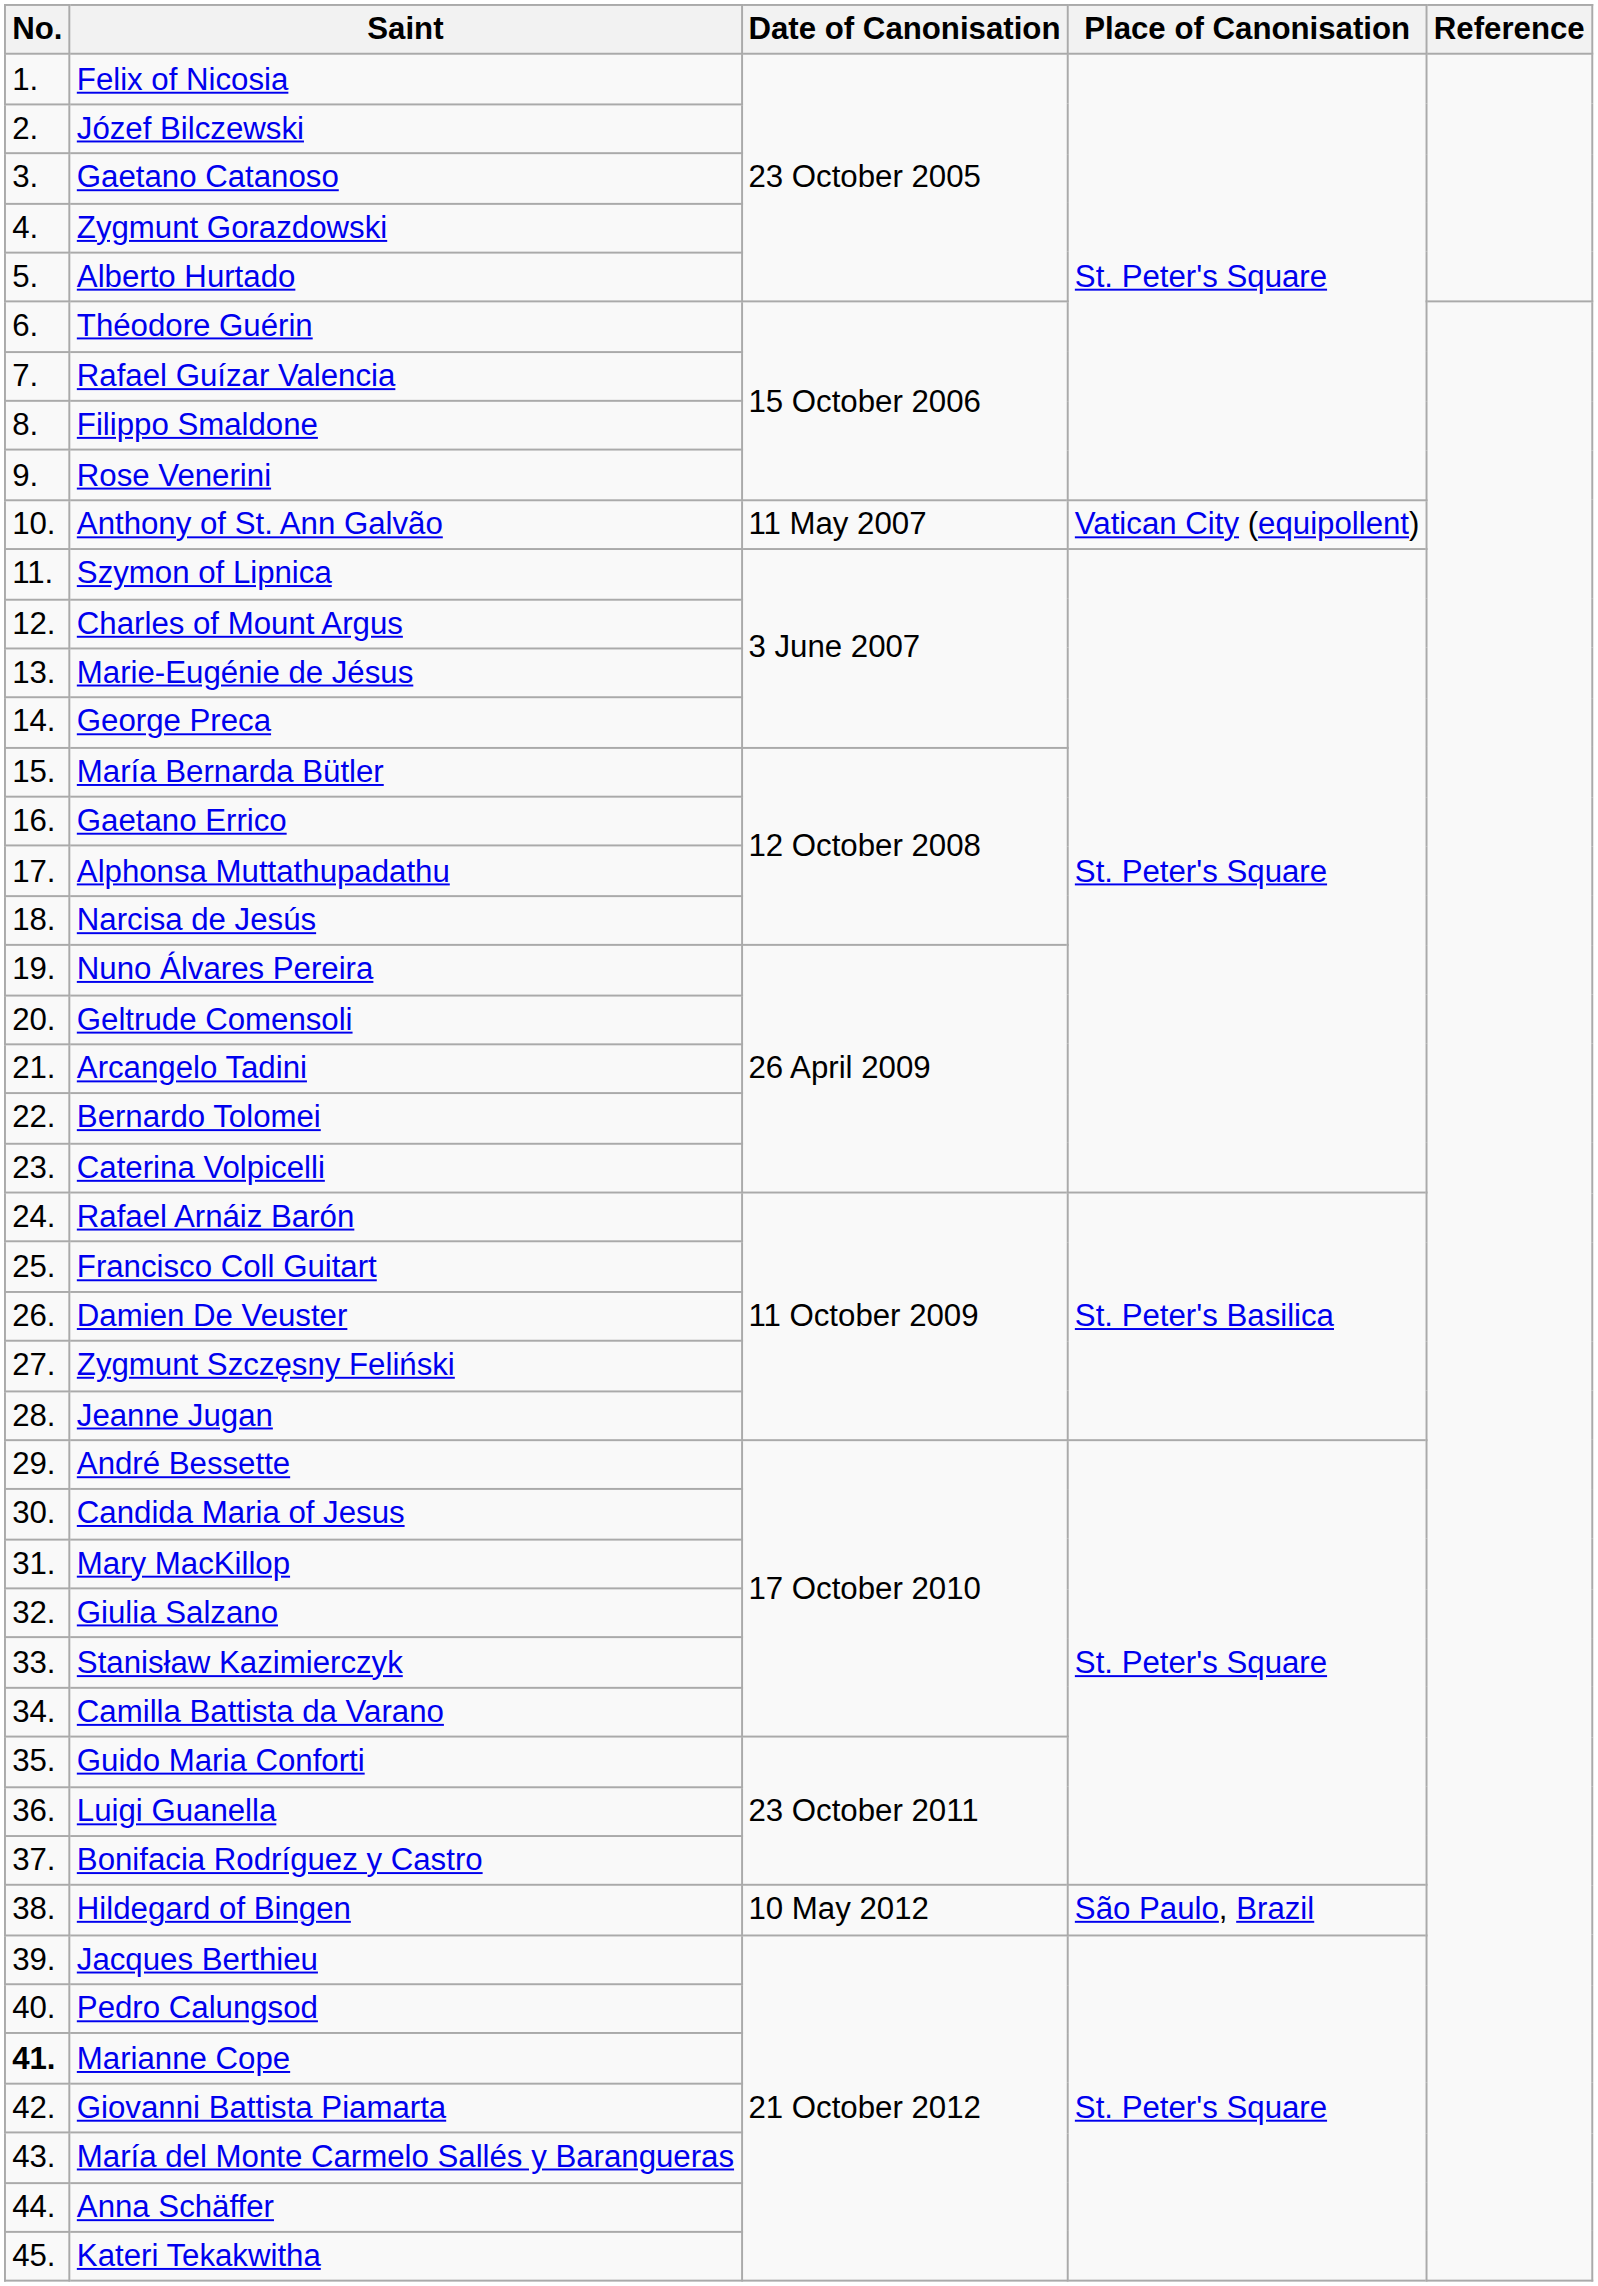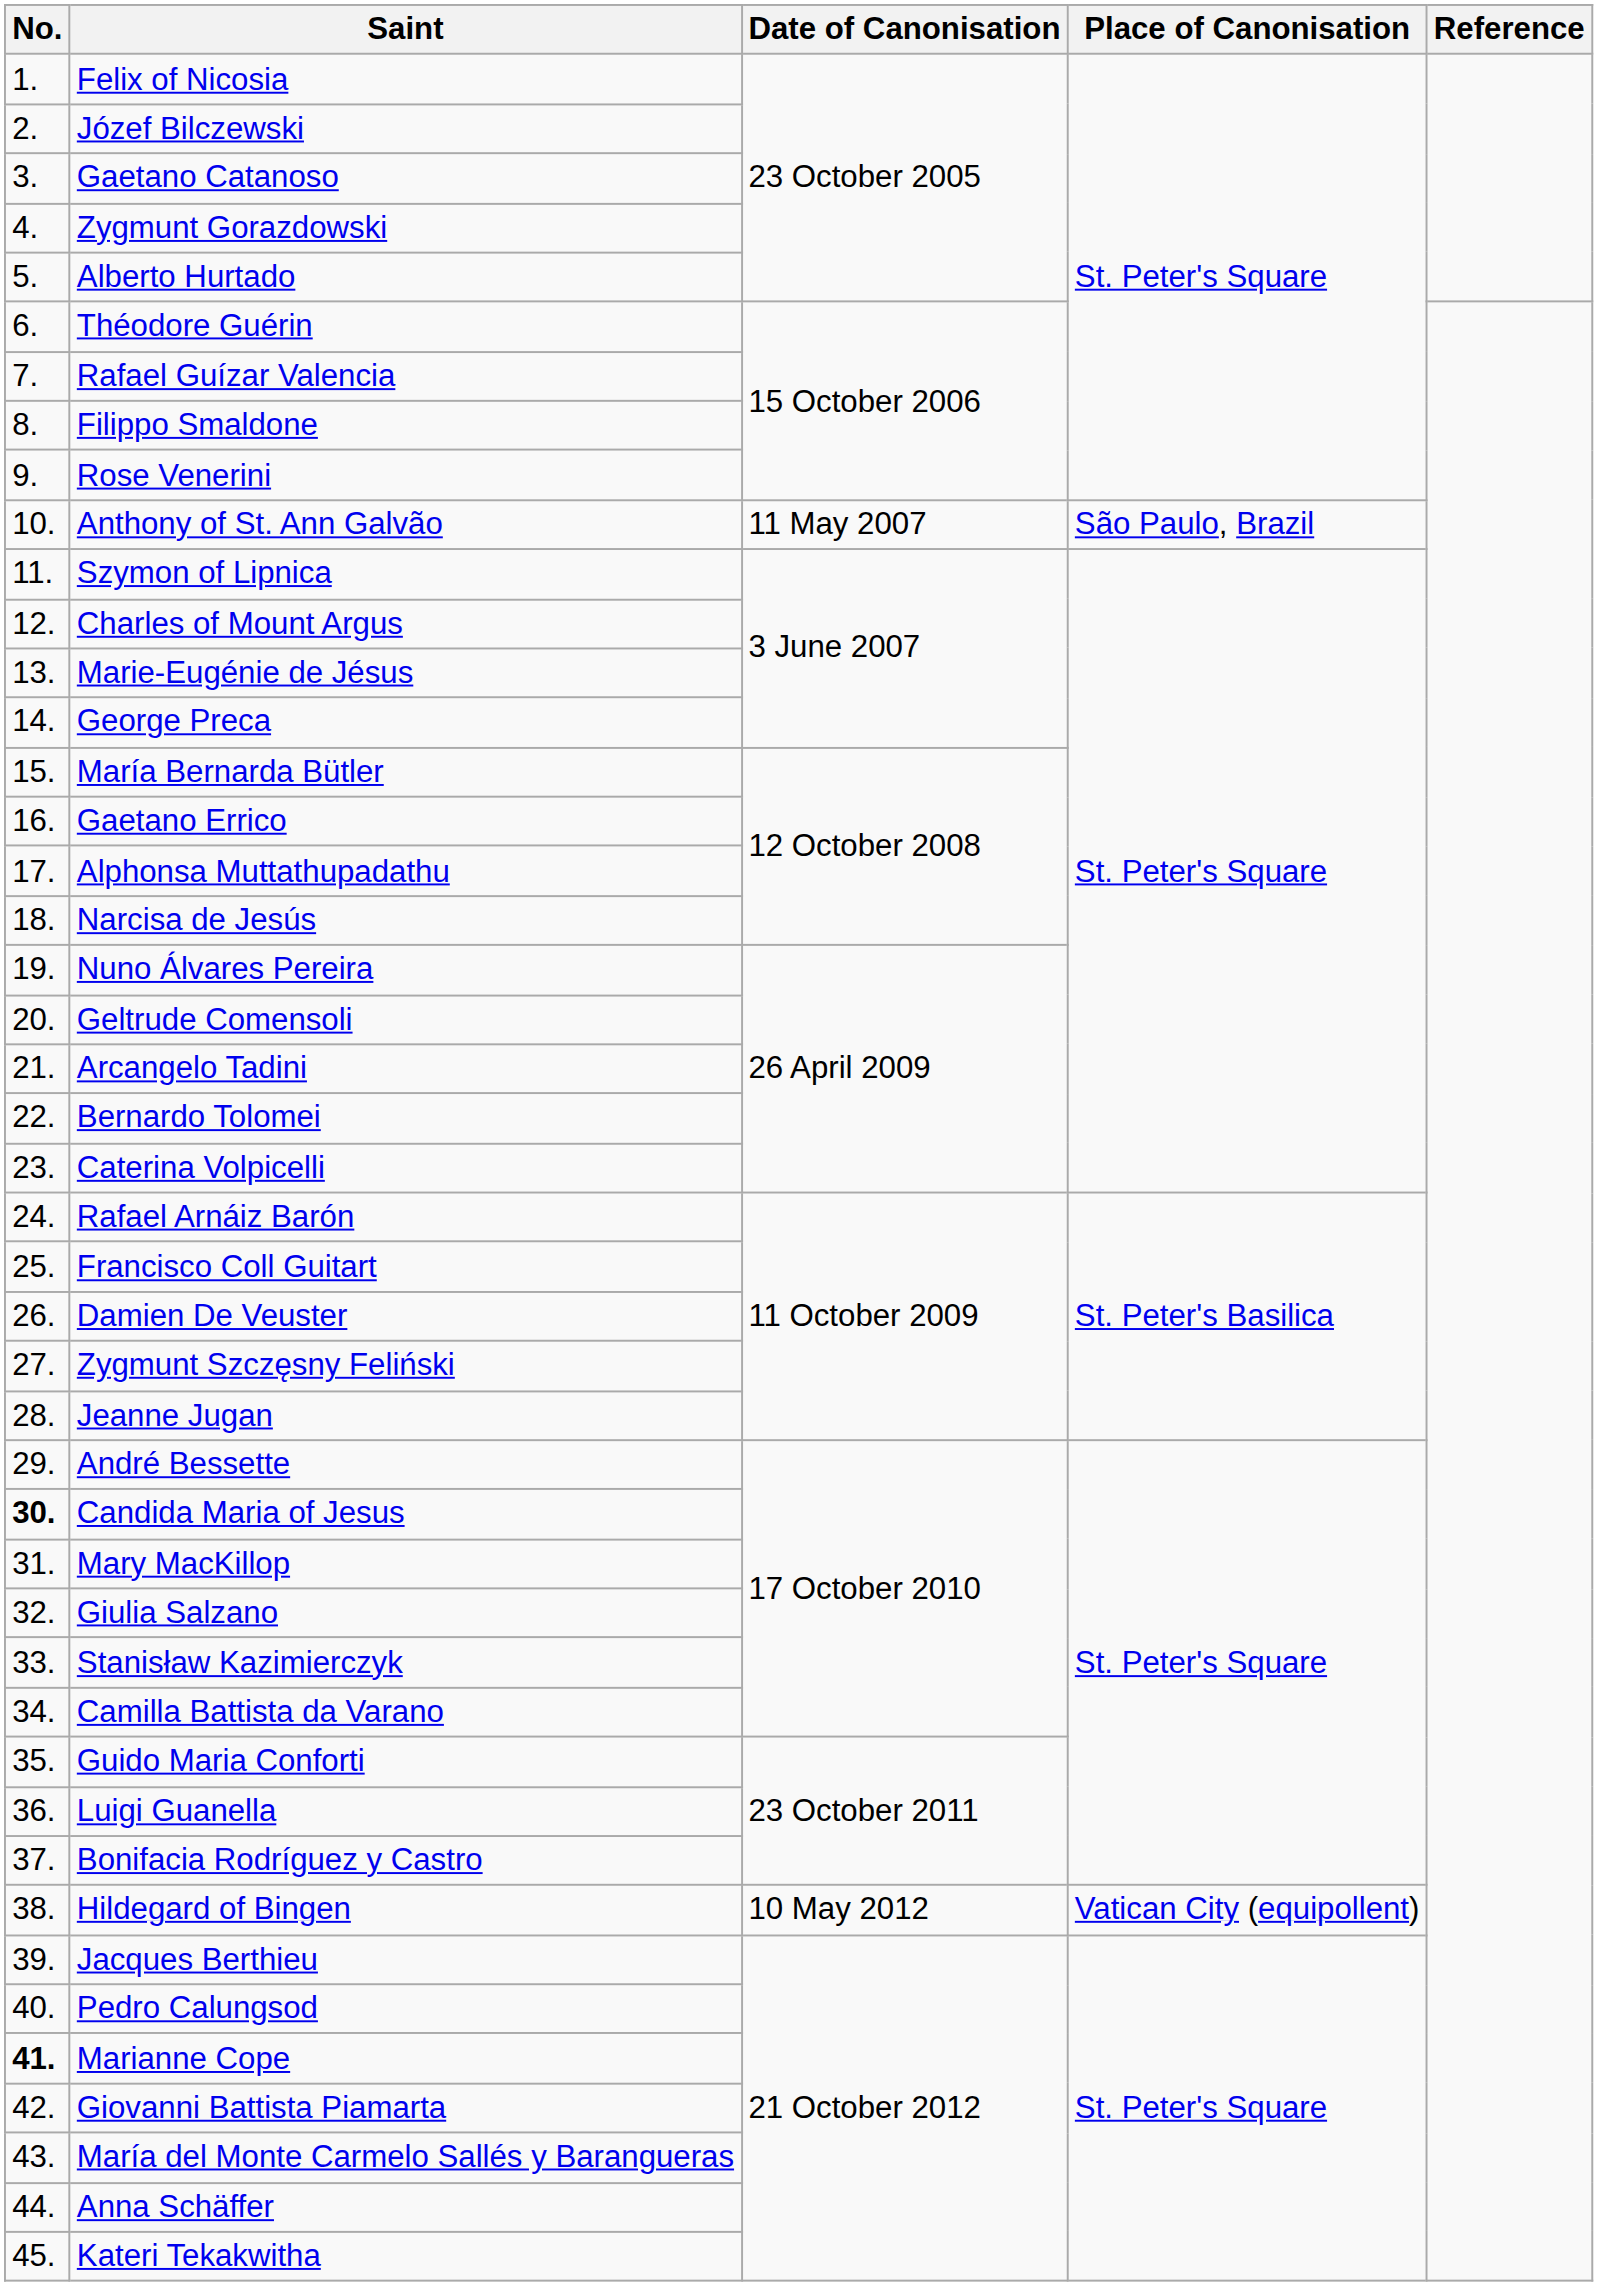(1247, 524) Vatican City (equipollent) -> (1195, 524) São Paulo, Brazil
(34, 1513) normal -> (34, 1513) bold
(1195, 1909) São Paulo, Brazil -> (1247, 1909) Vatican City (equipollent)
